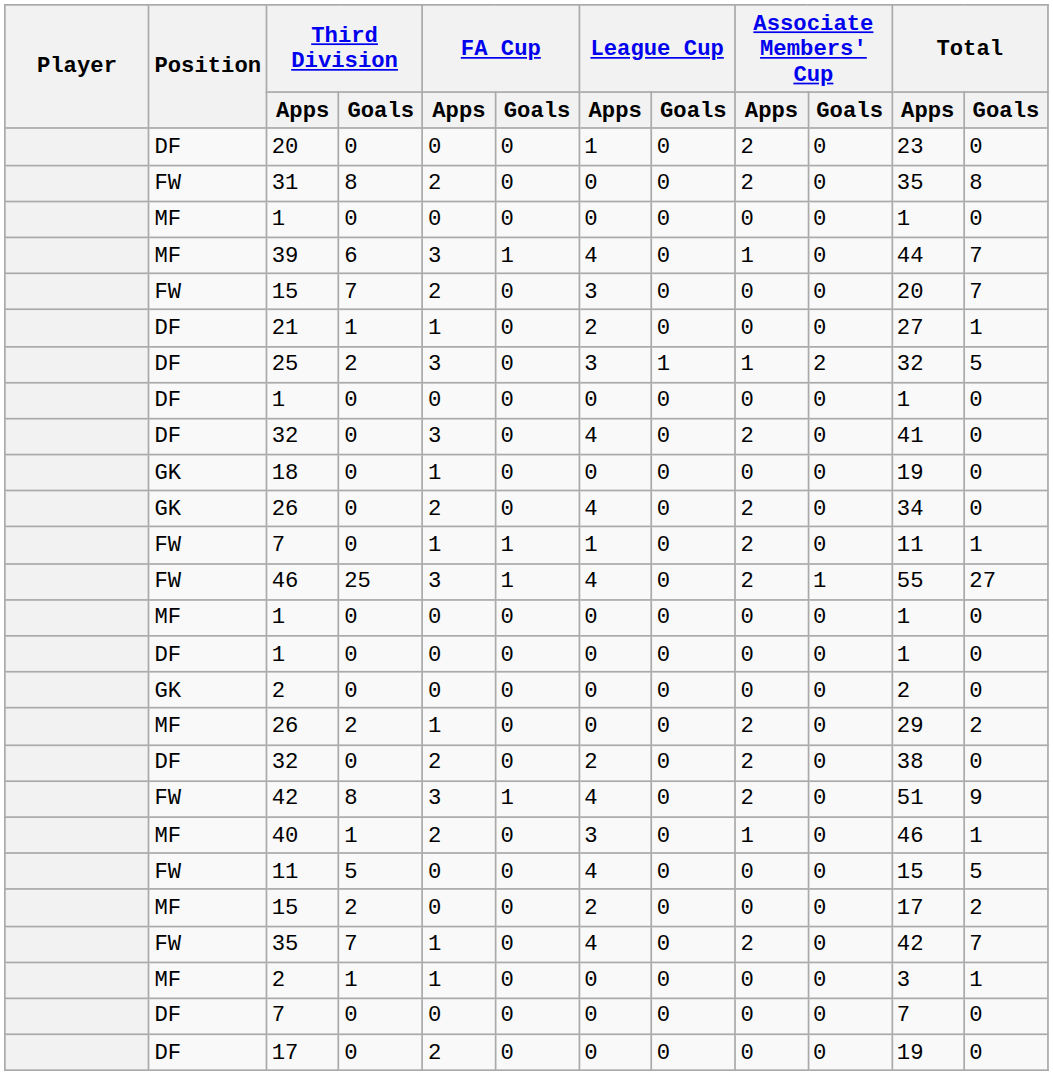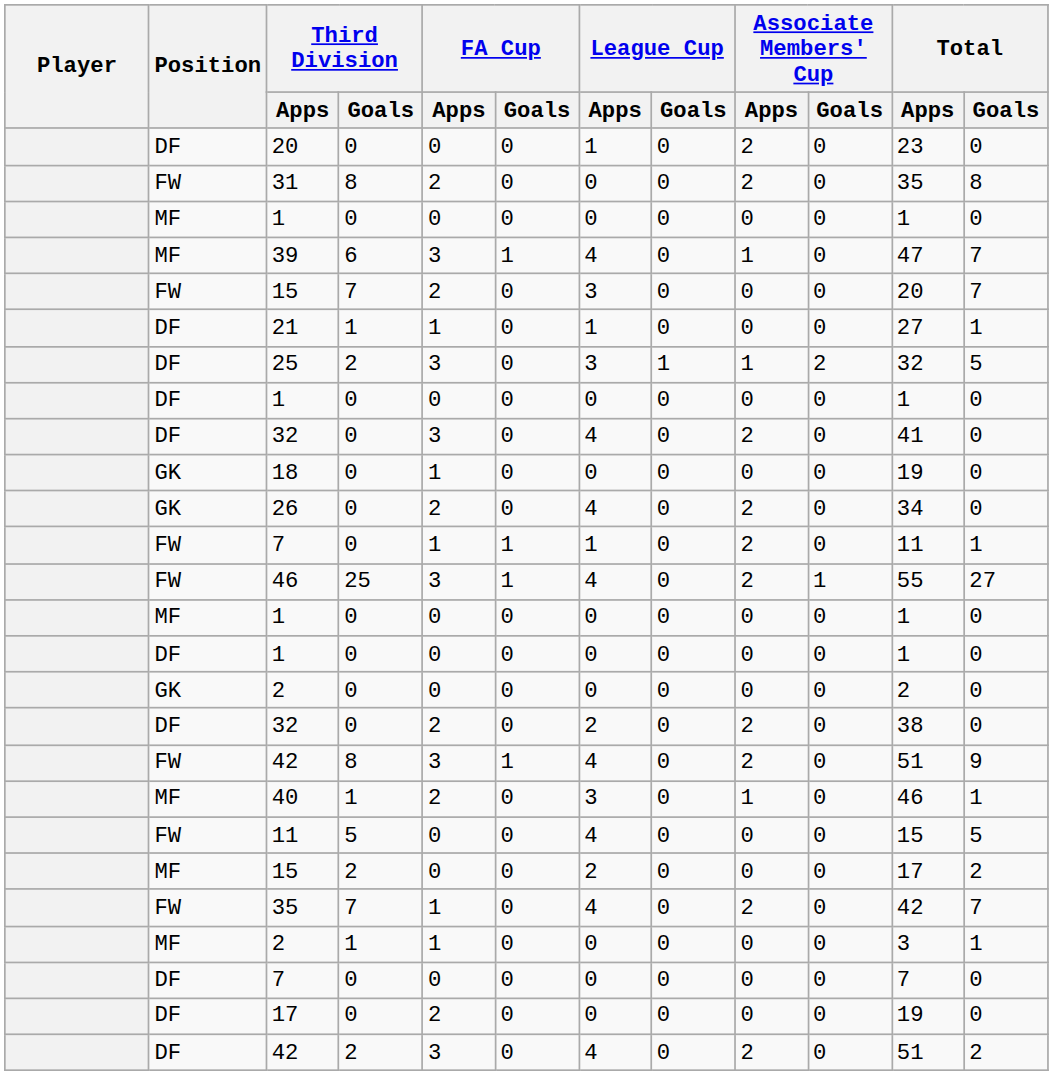(910, 255) 44 -> (910, 255) 47
(591, 328) 2 -> (591, 328) 1
- row: (168, 726)
+ row: (168, 1052)
